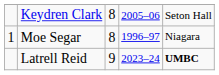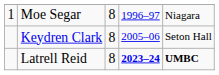rows swapped: (51, 37) <-> (62, 15)
(112, 59) 9 -> (112, 59) 8
(140, 59) normal -> (140, 59) bold
